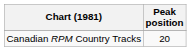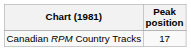(165, 38) 20 -> (165, 38) 17
